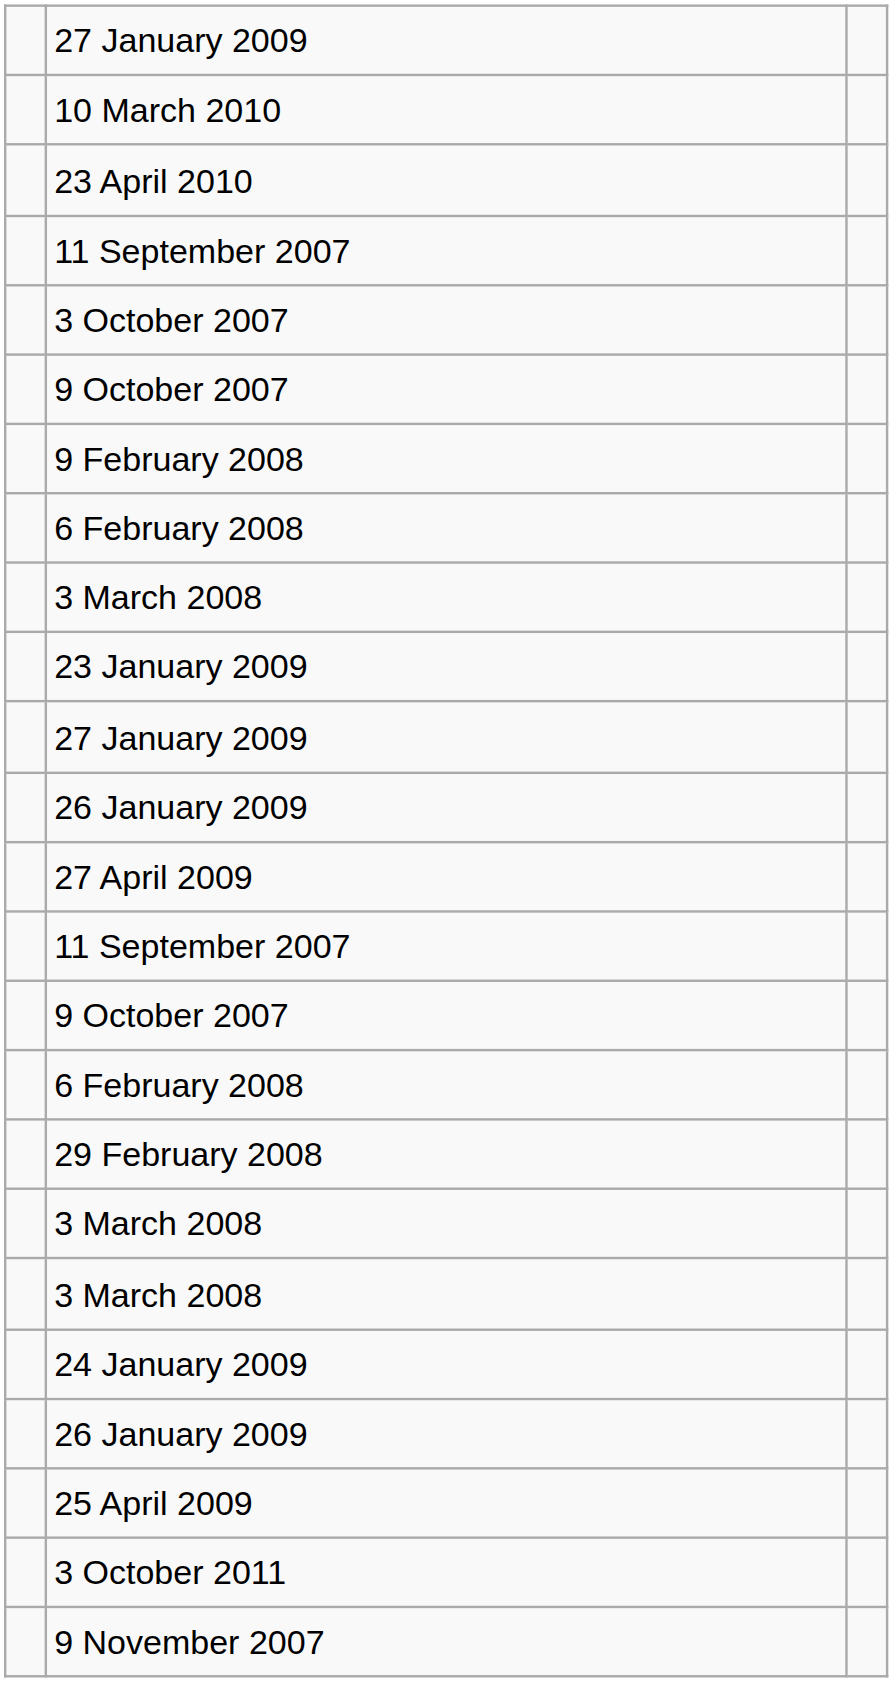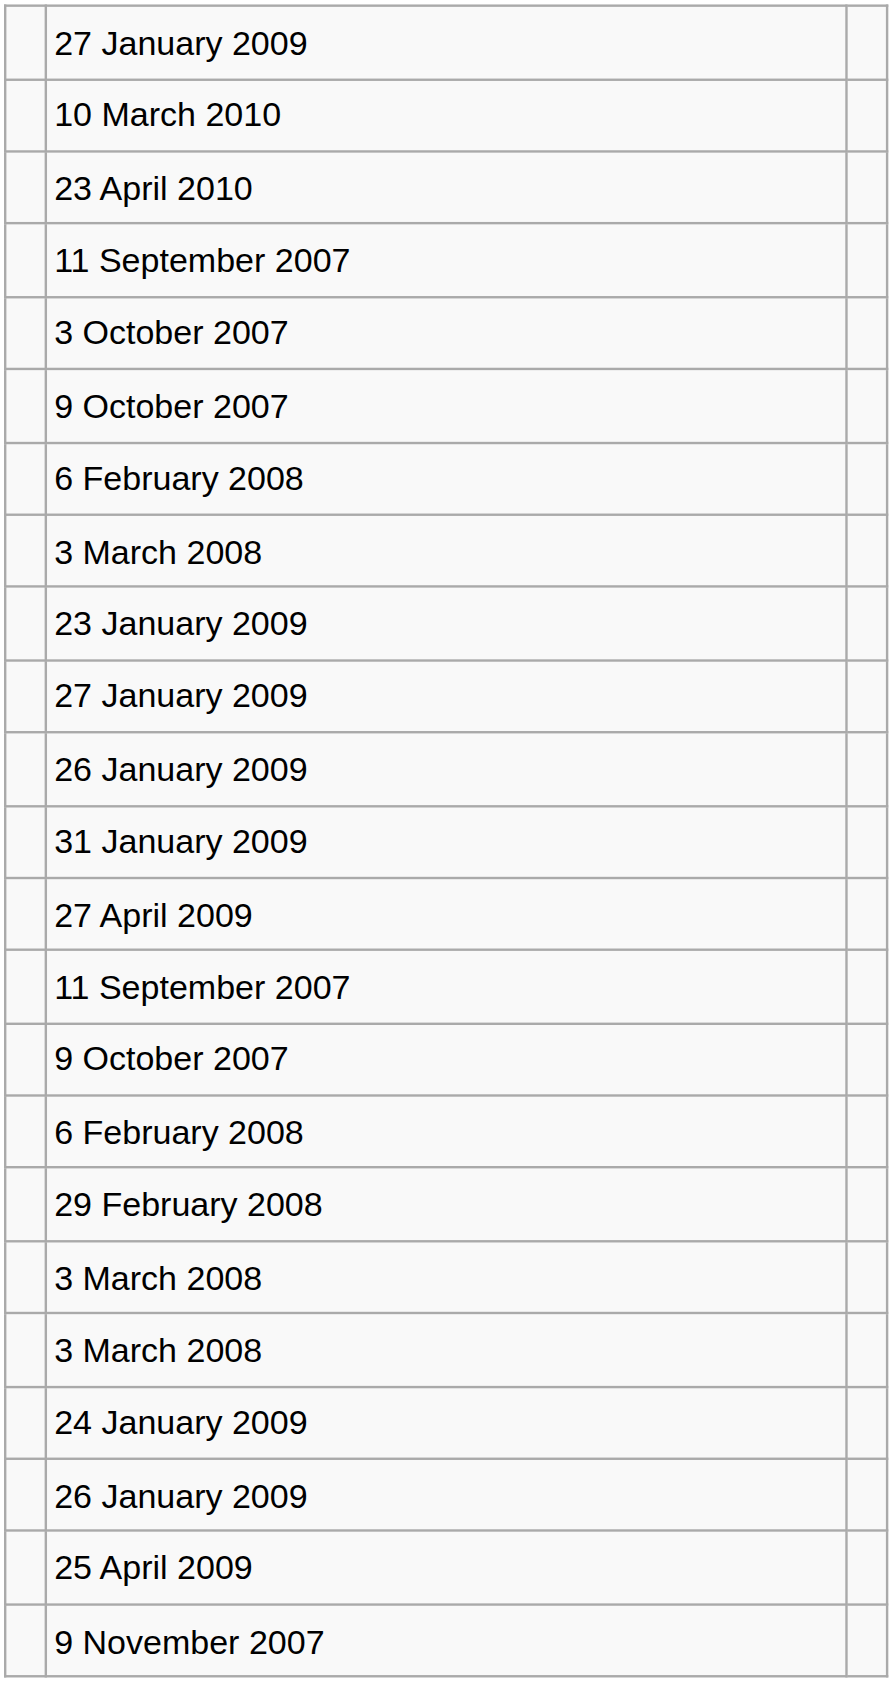- row: (26, 459)
+ row: (26, 842)
- row: (26, 1572)
